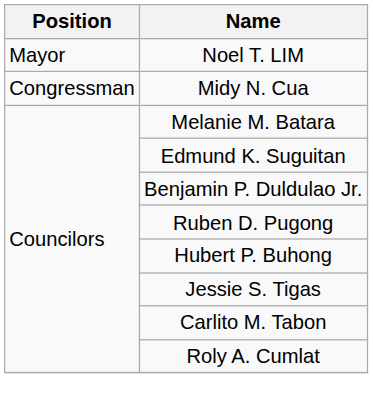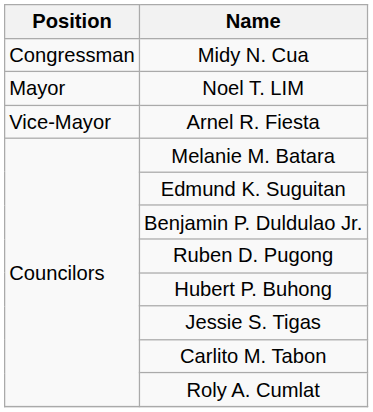rows swapped: (253, 88) <-> (253, 55)
+ row: (253, 122)
